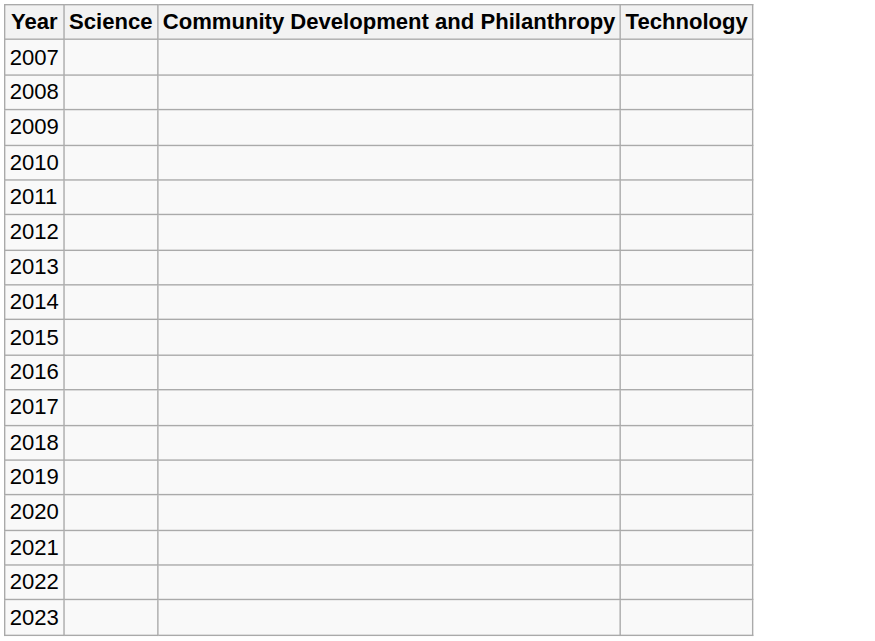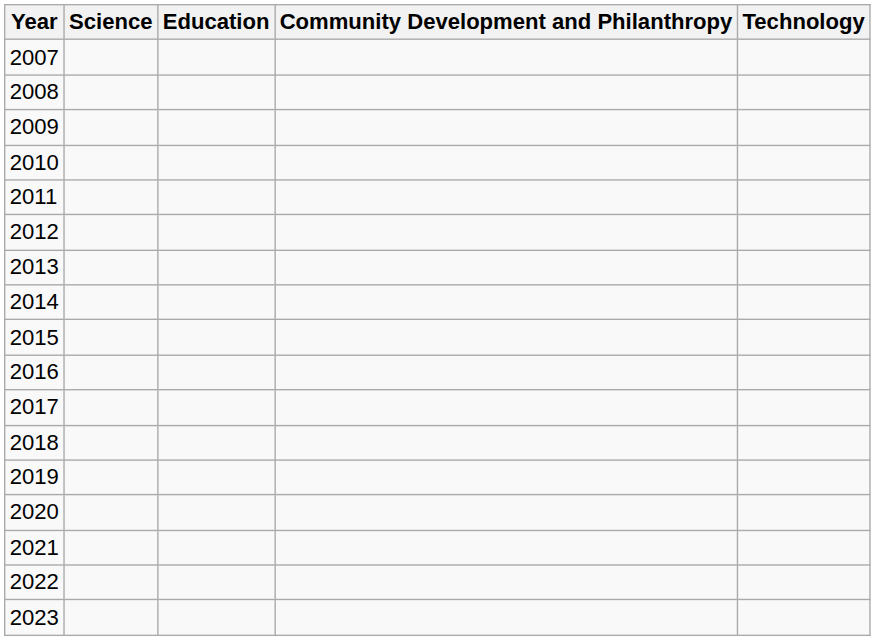+ column: (216, 22)
